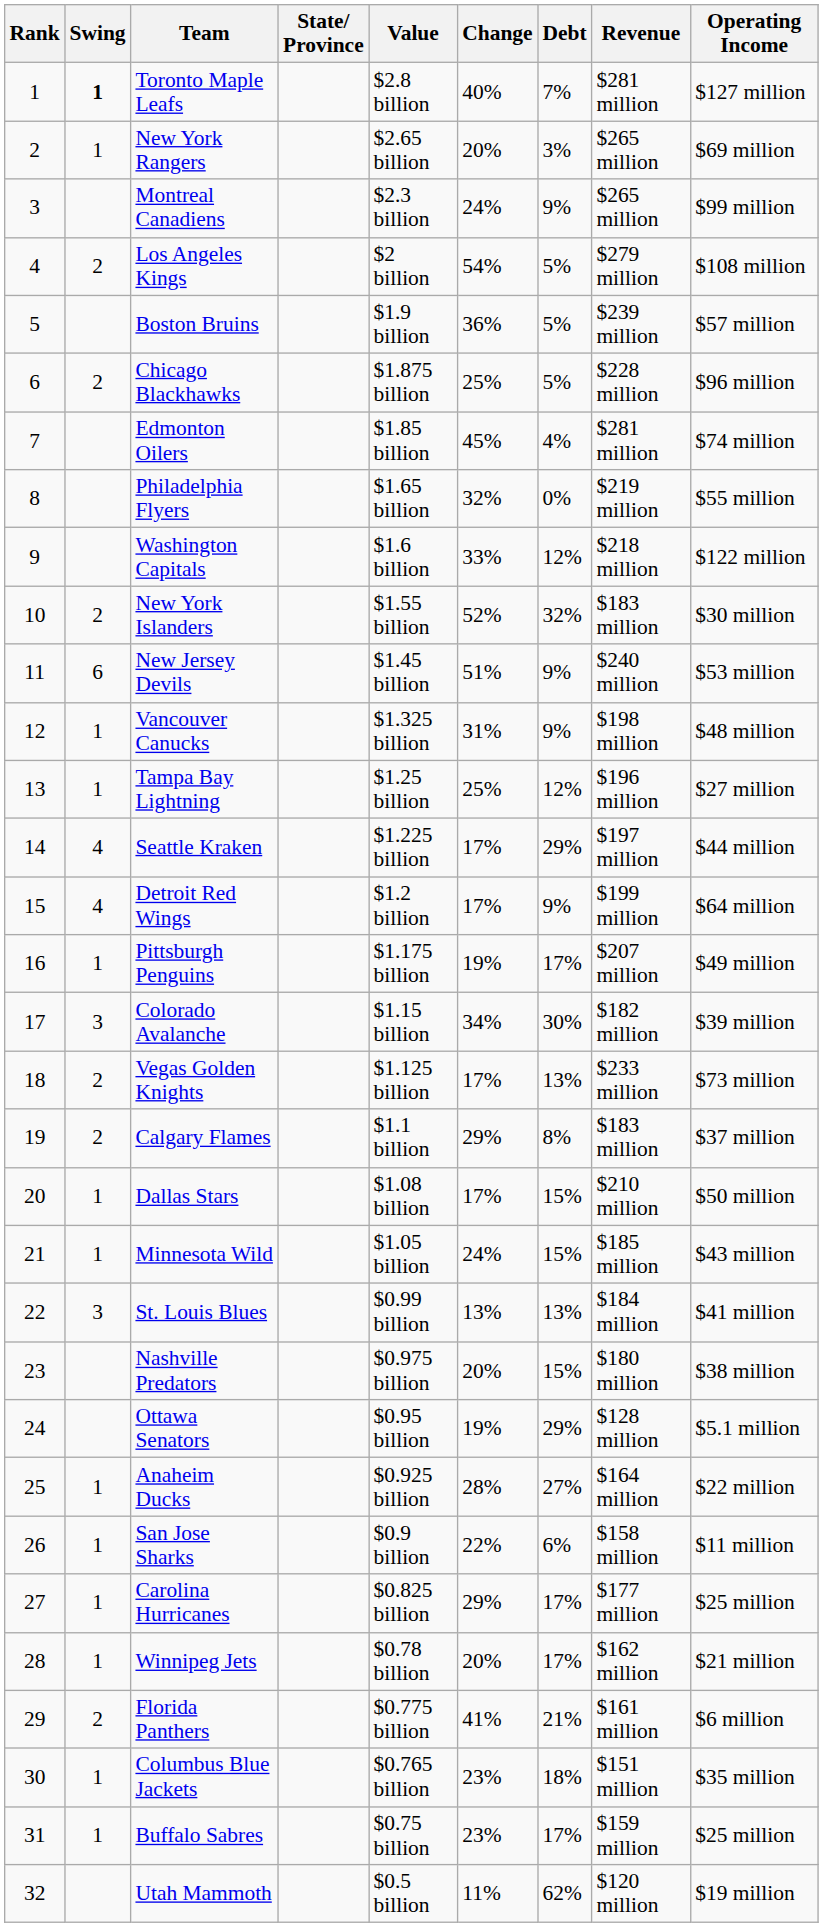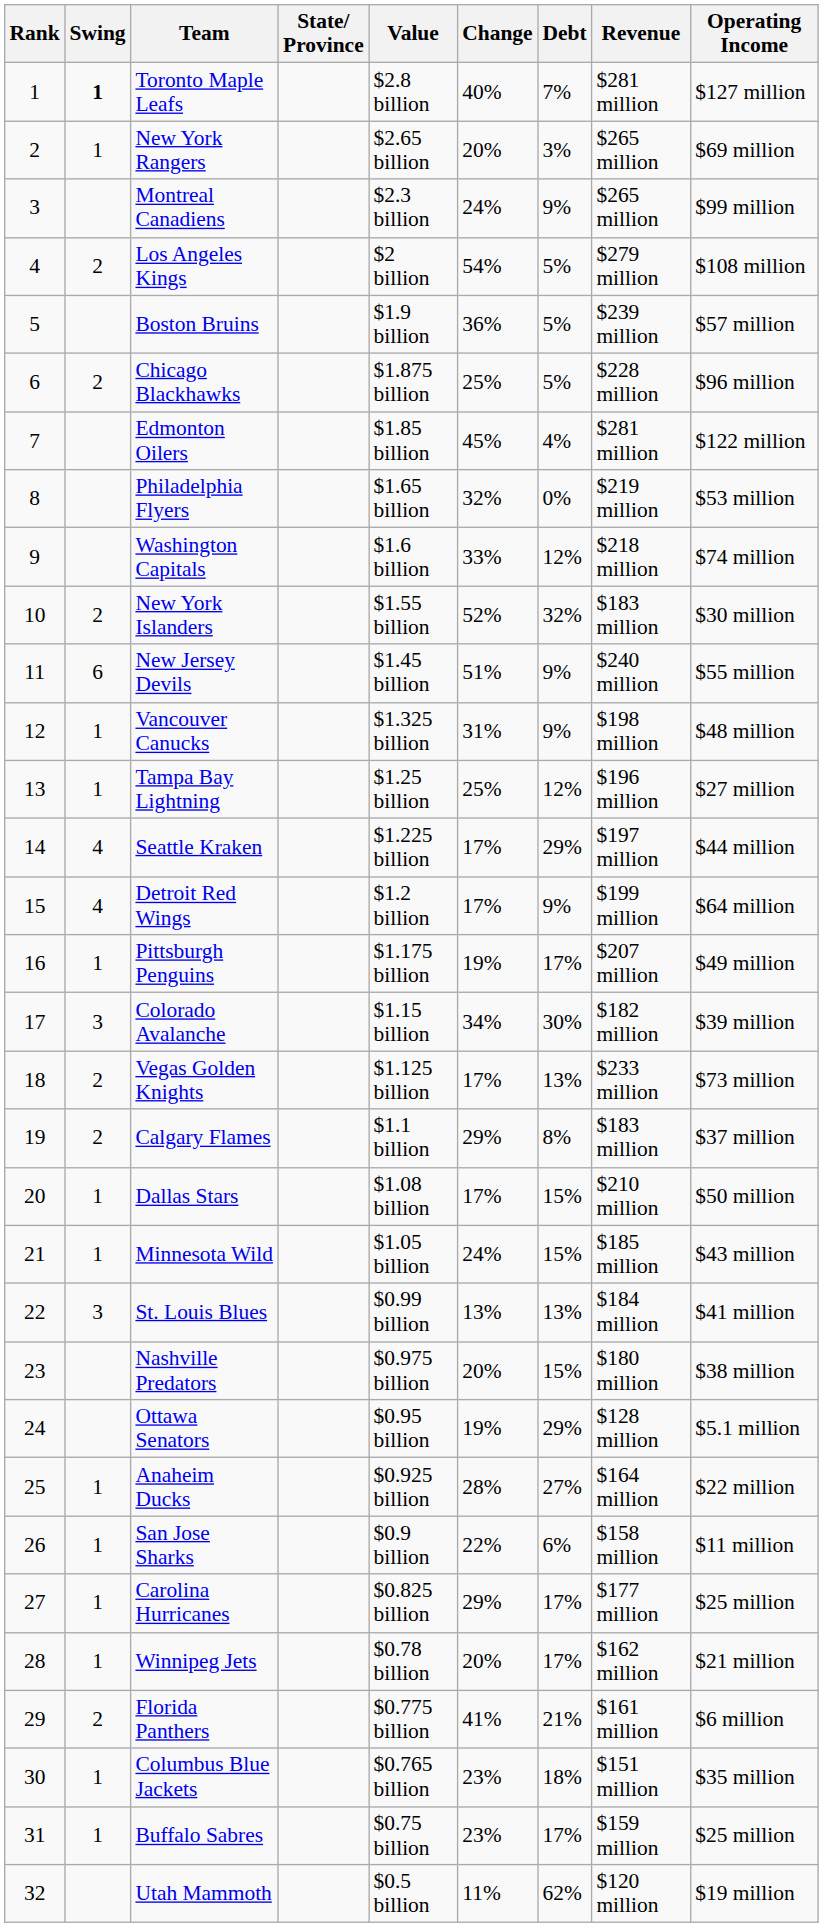(745, 440) $74 million -> (750, 440) $122 million
(745, 498) $55 million -> (745, 498) $53 million
(750, 556) $122 million -> (745, 556) $74 million
(745, 672) $53 million -> (745, 672) $55 million
